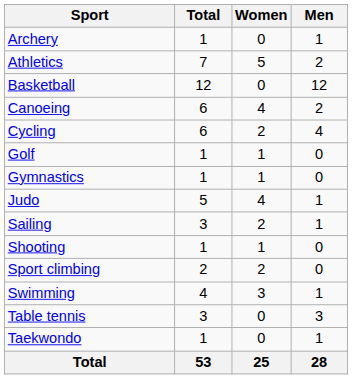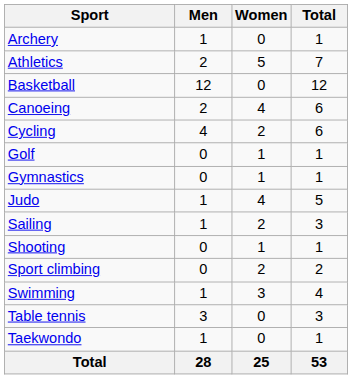columns swapped: (319, 16) <-> (203, 16)
